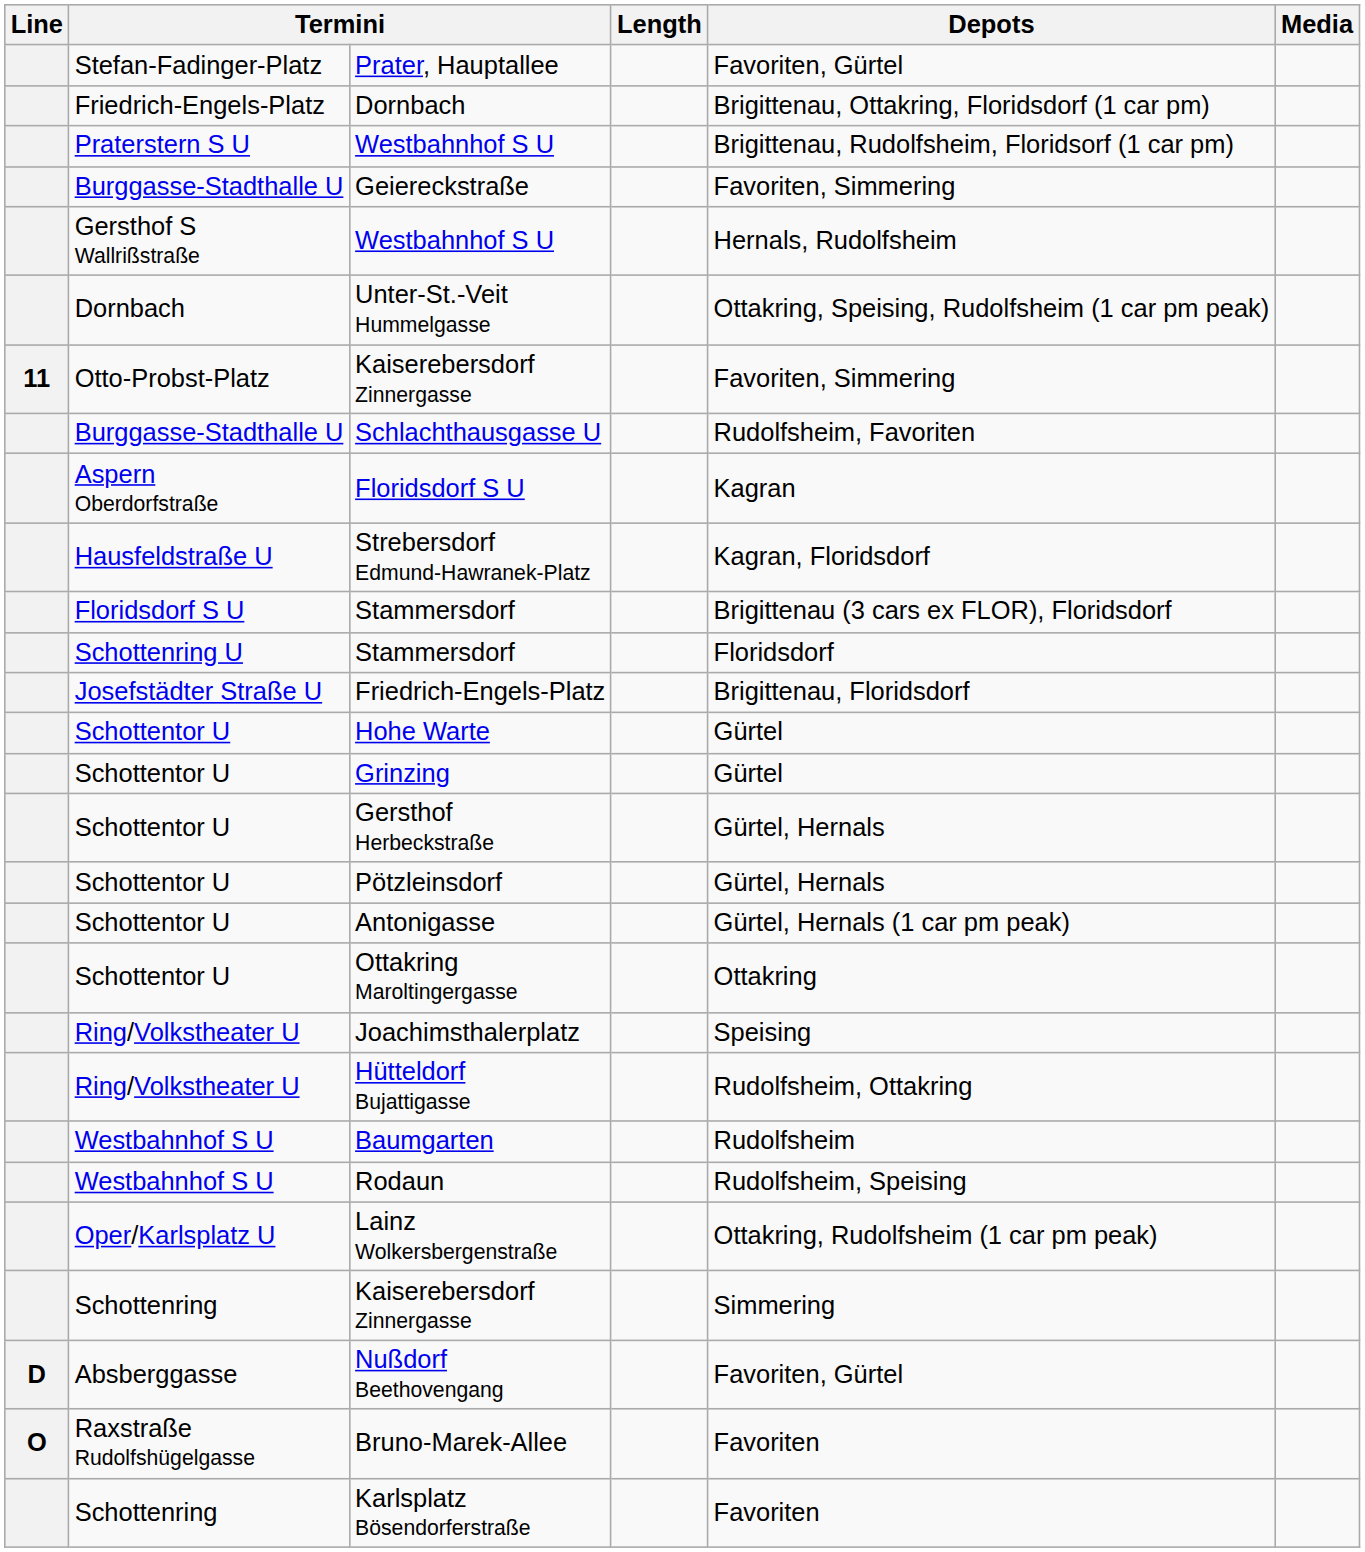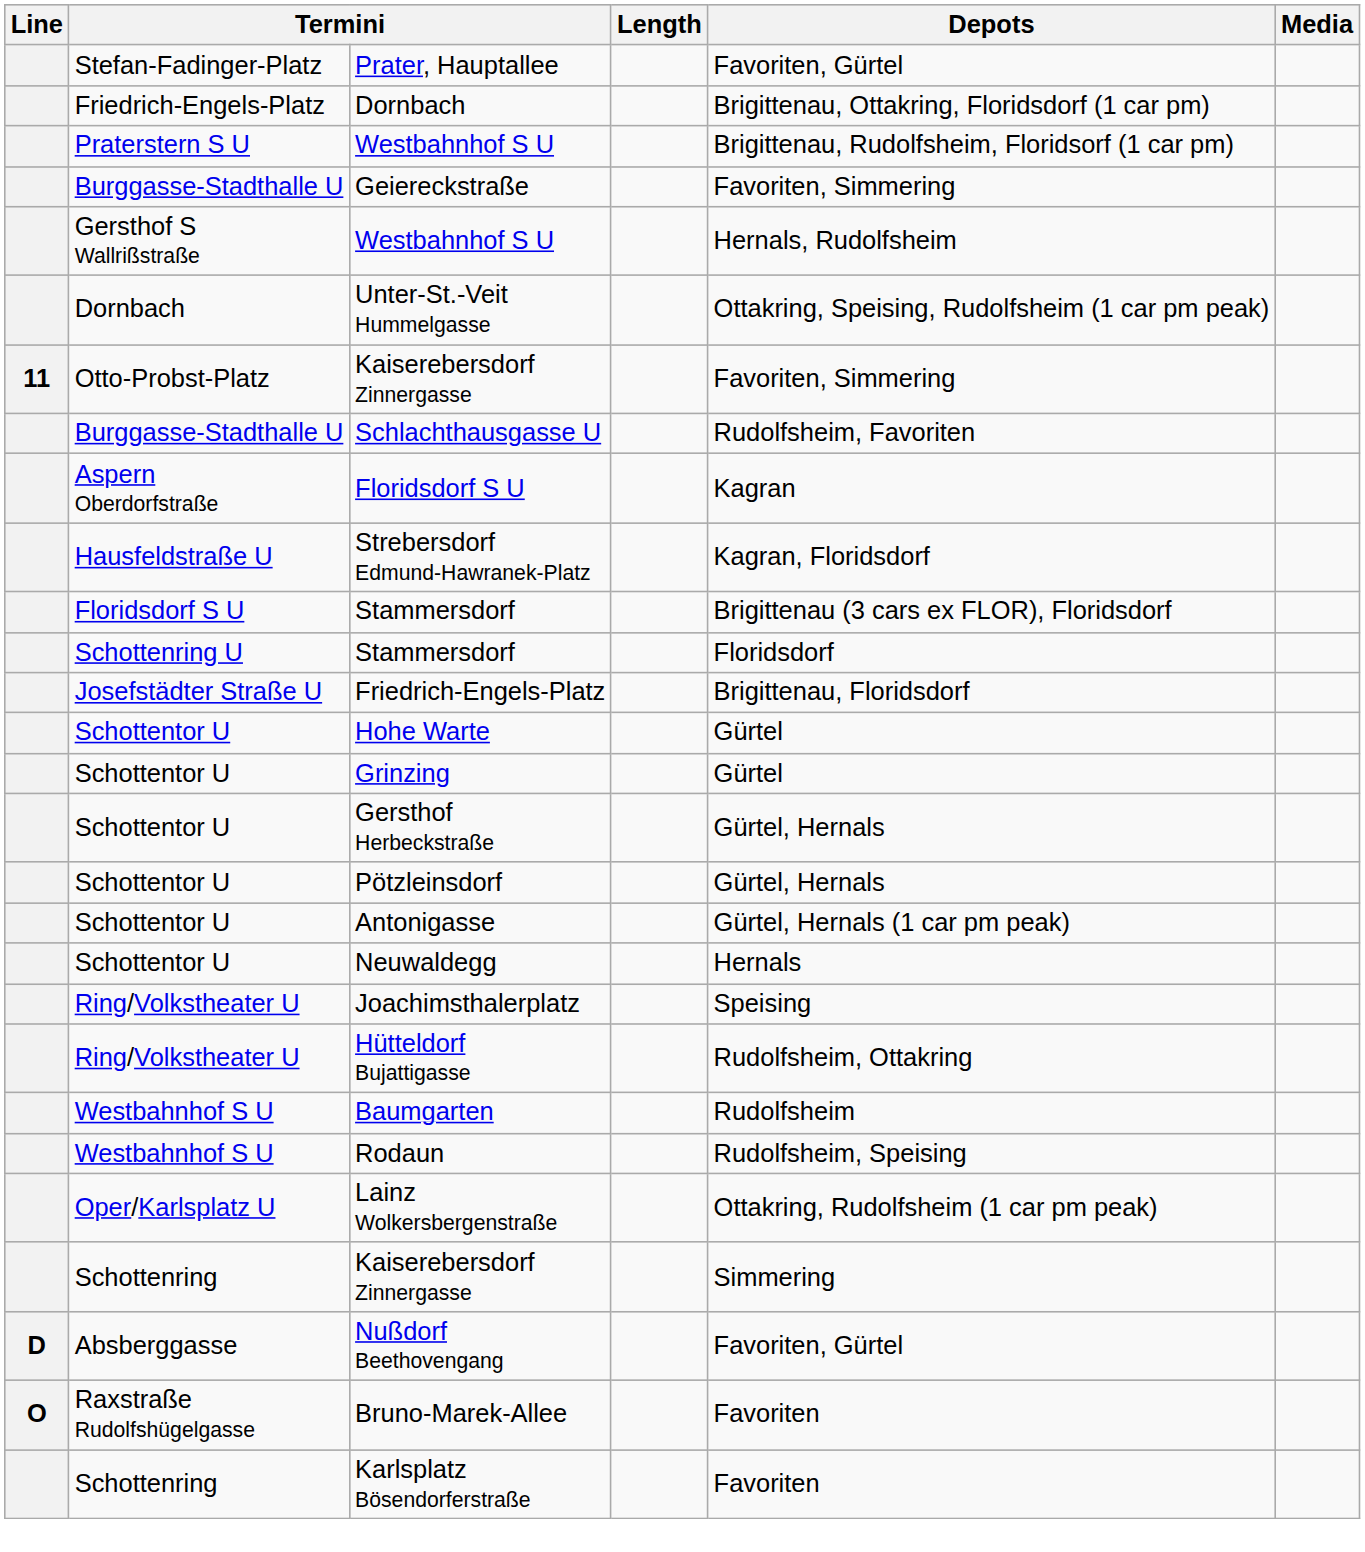+ row: (152, 962)
- row: (152, 977)
